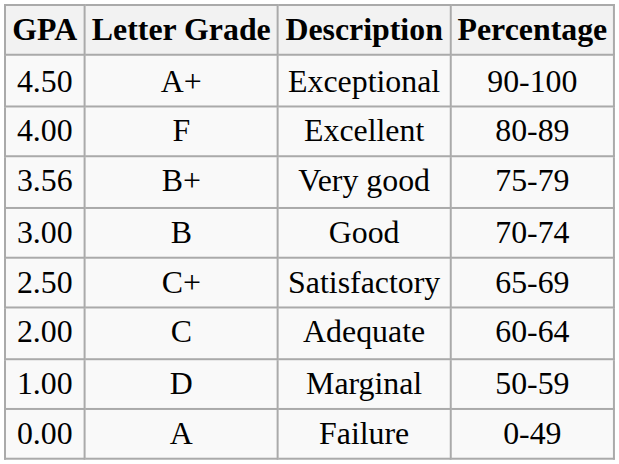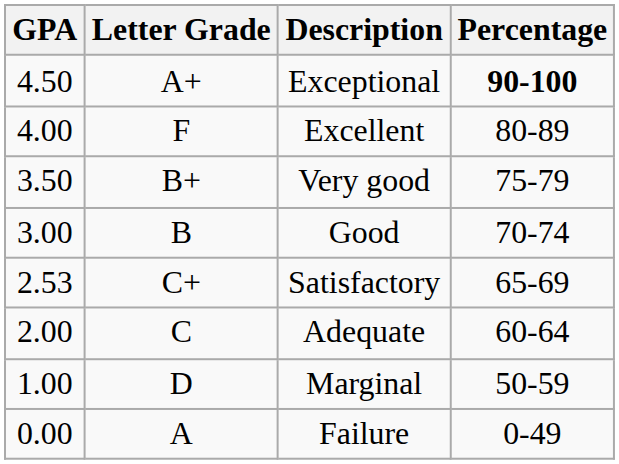(532, 80) normal -> (532, 80) bold
(45, 181) 3.56 -> (45, 181) 3.50
(45, 282) 2.50 -> (45, 282) 2.53
